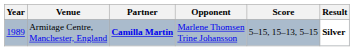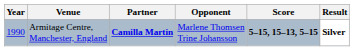(16, 33) 1989 -> (16, 33) 1990
(283, 33) normal -> (283, 33) bold
